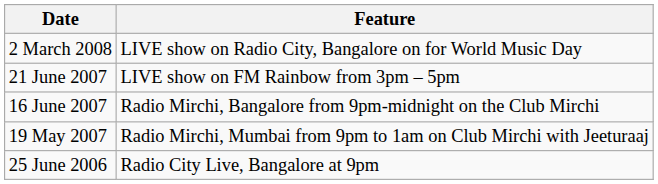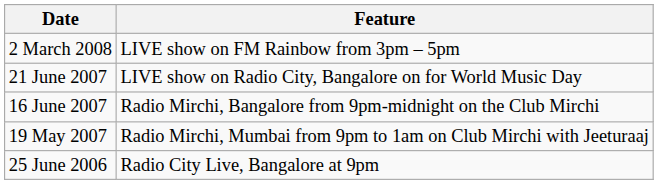(351, 48) LIVE show on Radio City, Bangalore on for World Music Day -> (290, 48) LIVE show on FM Rainbow from 3pm – 5pm
(290, 77) LIVE show on FM Rainbow from 3pm – 5pm -> (351, 77) LIVE show on Radio City, Bangalore on for World Music Day
